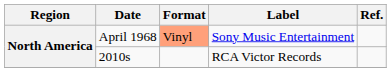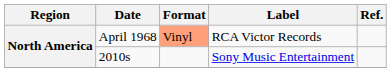(283, 36) Sony Music Entertainment -> (267, 36) RCA Victor Records
(267, 57) RCA Victor Records -> (283, 57) Sony Music Entertainment
